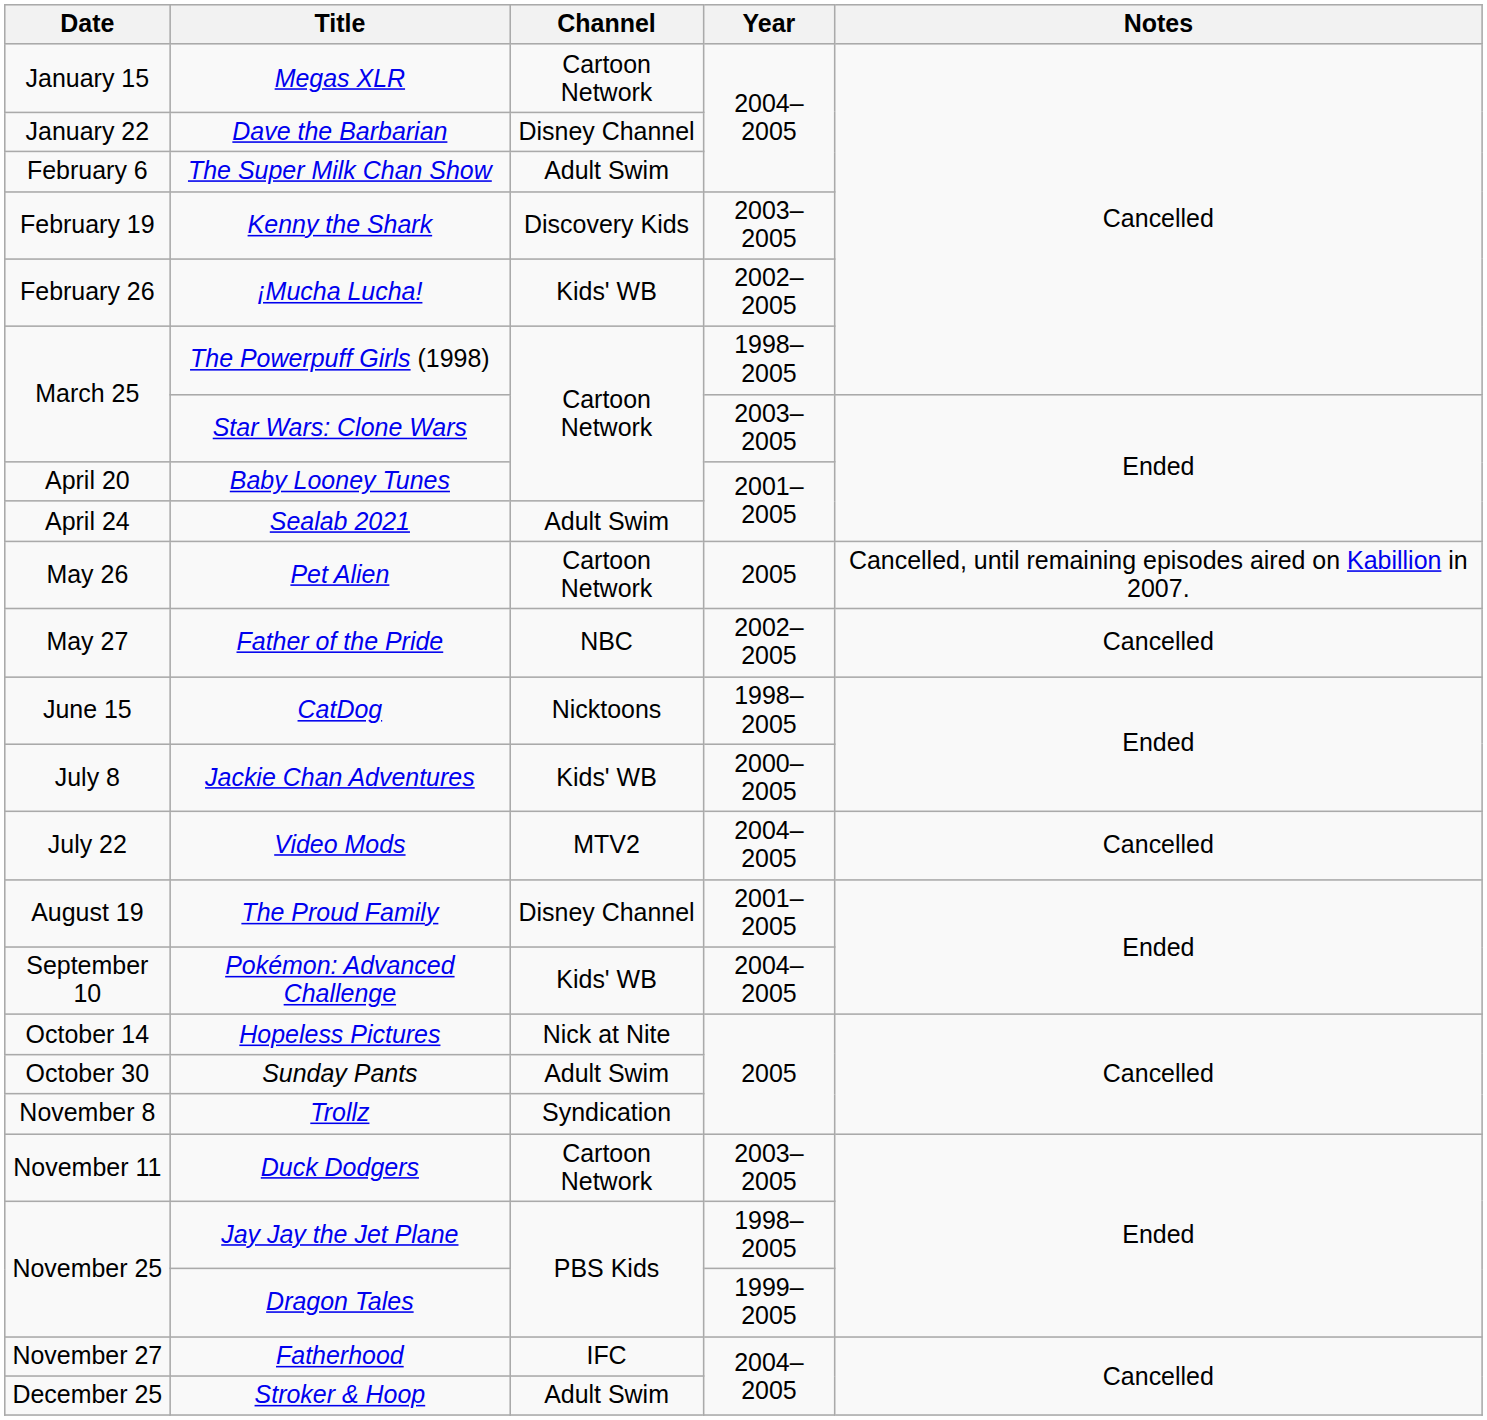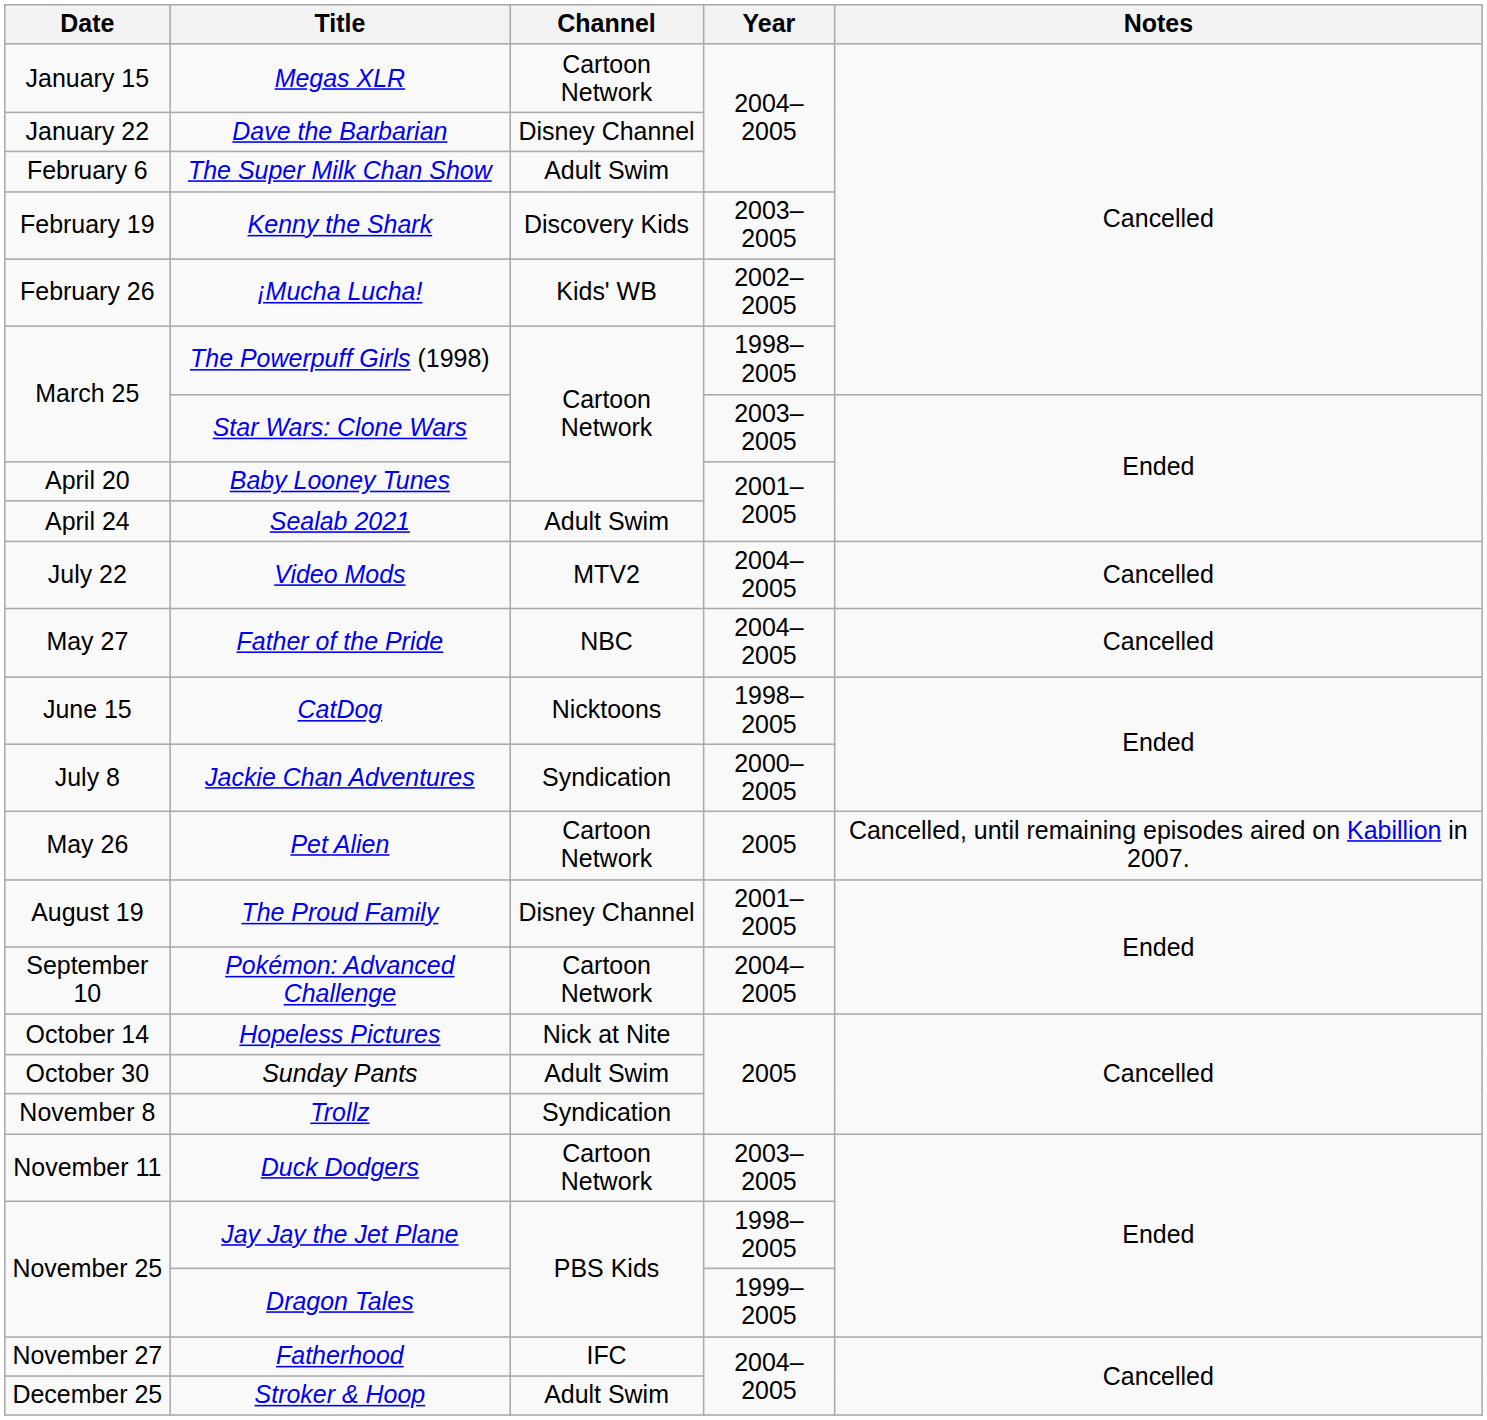rows swapped: (340, 574) <-> (340, 845)
(769, 642) 2002–2005 -> (769, 642) 2004–2005
(607, 777) Kids' WB -> (607, 777) Syndication
(607, 980) Kids' WB -> (607, 980) Cartoon Network
